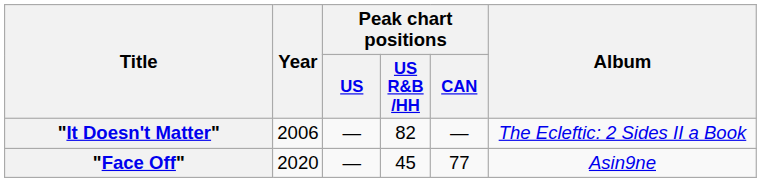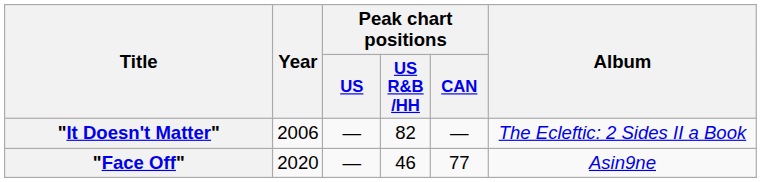(406, 162) 45 -> (406, 162) 46
